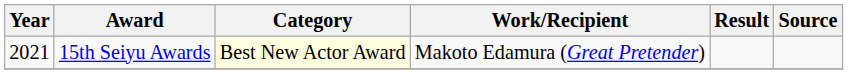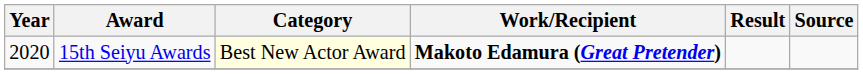(29, 52) 2021 -> (29, 52) 2020
(560, 52) normal -> (568, 52) bold
